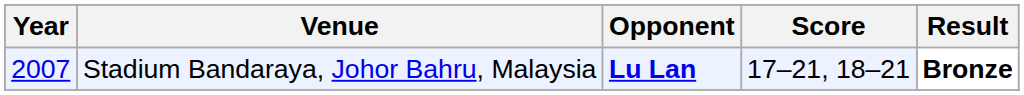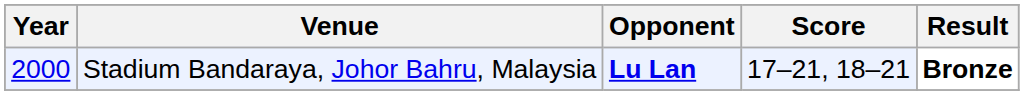(41, 68) 2007 -> (41, 68) 2000
